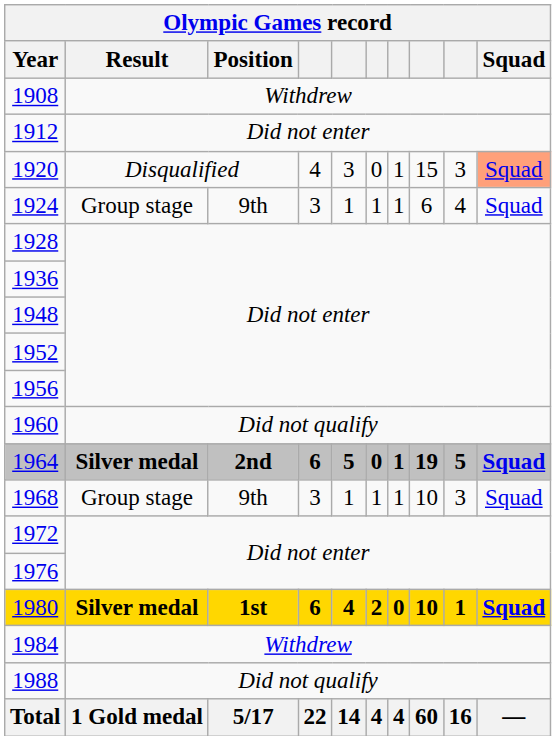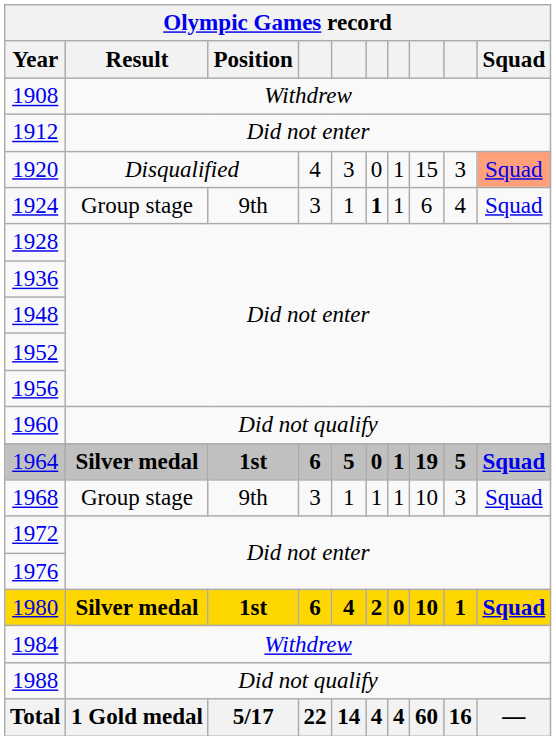(377, 205) normal -> (377, 205) bold
(253, 461) 2nd -> (253, 461) 1st
